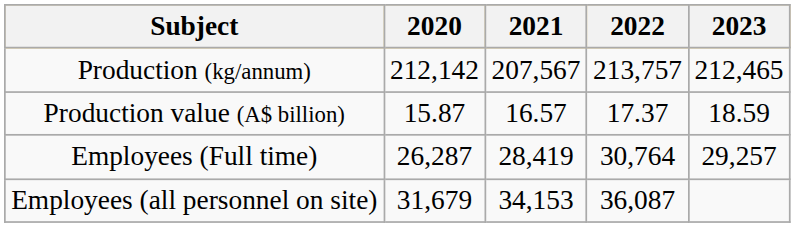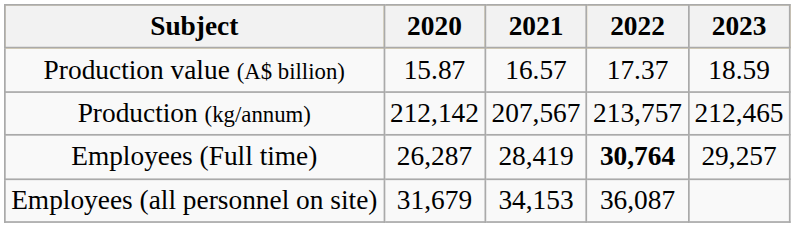rows swapped: (194, 69) <-> (194, 112)
(638, 156) normal -> (638, 156) bold
